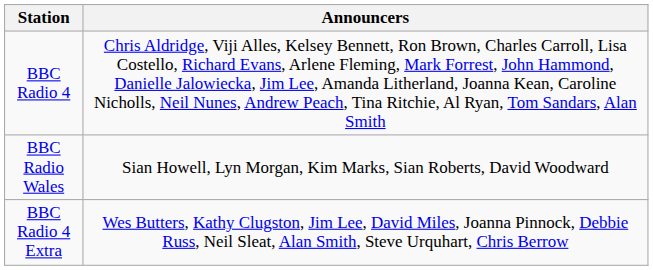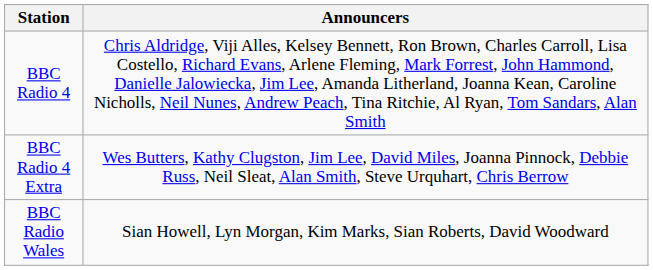rows swapped: (44, 232) <-> (44, 167)
